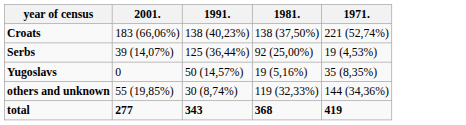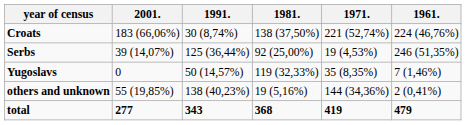+ column: (426, 14)
(217, 33) 138 (40,23%) -> (211, 33) 30 (8,74%)
(281, 72) 19 (5,16%) -> (287, 72) 119 (32,33%)
(211, 91) 30 (8,74%) -> (217, 91) 138 (40,23%)
(287, 91) 119 (32,33%) -> (281, 91) 19 (5,16%)
